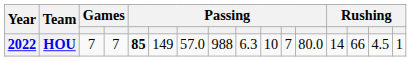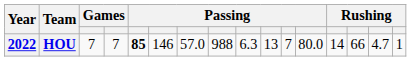(163, 44) 149 -> (163, 44) 146
(271, 44) 10 -> (271, 44) 13
(380, 44) 4.5 -> (380, 44) 4.7
